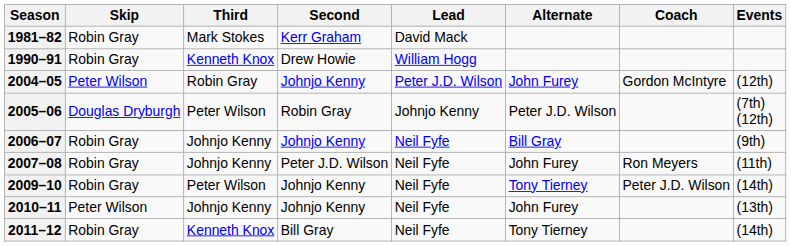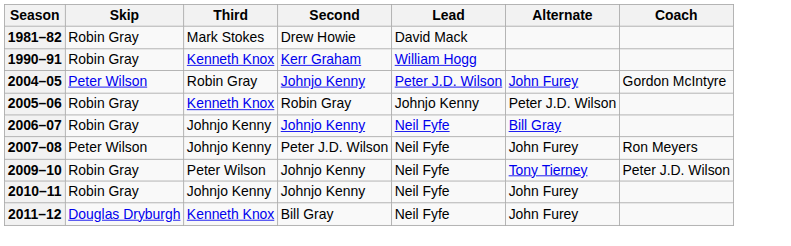- column: (759, 15)
(321, 37) Kerr Graham -> (318, 37) Drew Howie
(318, 59) Drew Howie -> (321, 59) Kerr Graham
(124, 111) Douglas Dryburgh -> (103, 103) Robin Gray
(226, 111) Peter Wilson -> (231, 103) Kenneth Knox
(103, 163) Robin Gray -> (108, 147) Peter Wilson
(108, 207) Peter Wilson -> (103, 192) Robin Gray
(103, 229) Robin Gray -> (124, 214) Douglas Dryburgh
(548, 229) Tony Tierney -> (543, 214) John Furey
